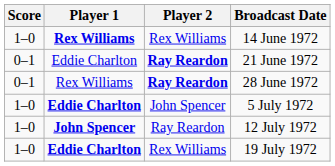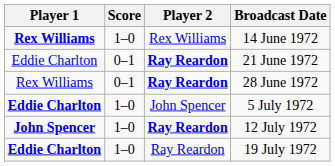columns swapped: (94, 15) <-> (24, 15)
(188, 127) normal -> (188, 127) bold
(188, 149) Rex Williams -> (188, 149) Ray Reardon
